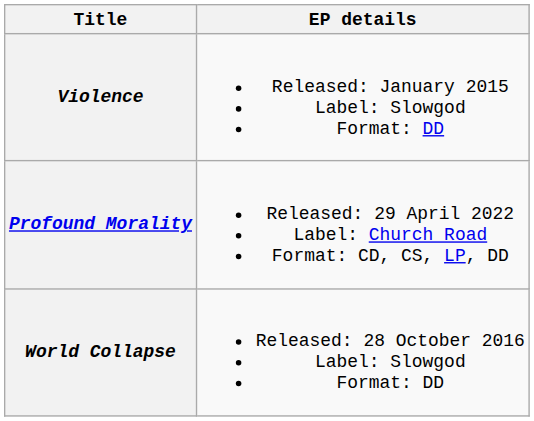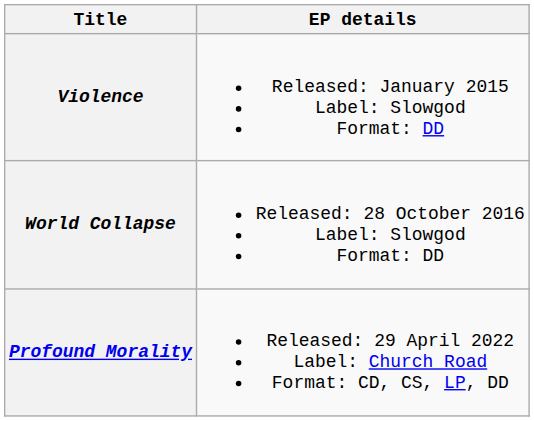rows swapped: (100, 352) <-> (100, 225)
